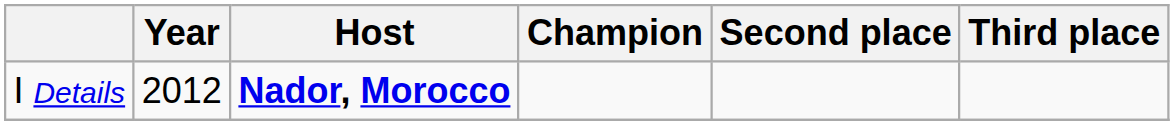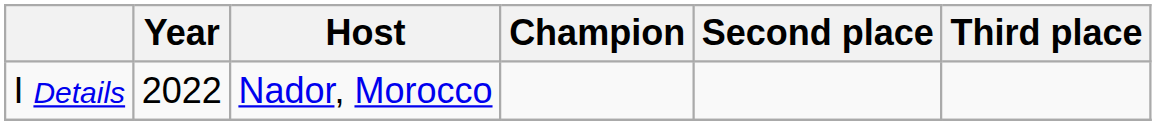(182, 90) 2012 -> (182, 90) 2022
(374, 90) bold -> (365, 90) normal
